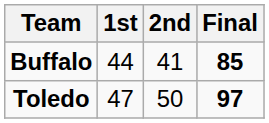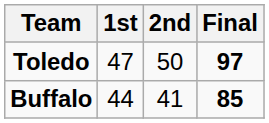rows swapped: (51, 99) <-> (51, 61)
